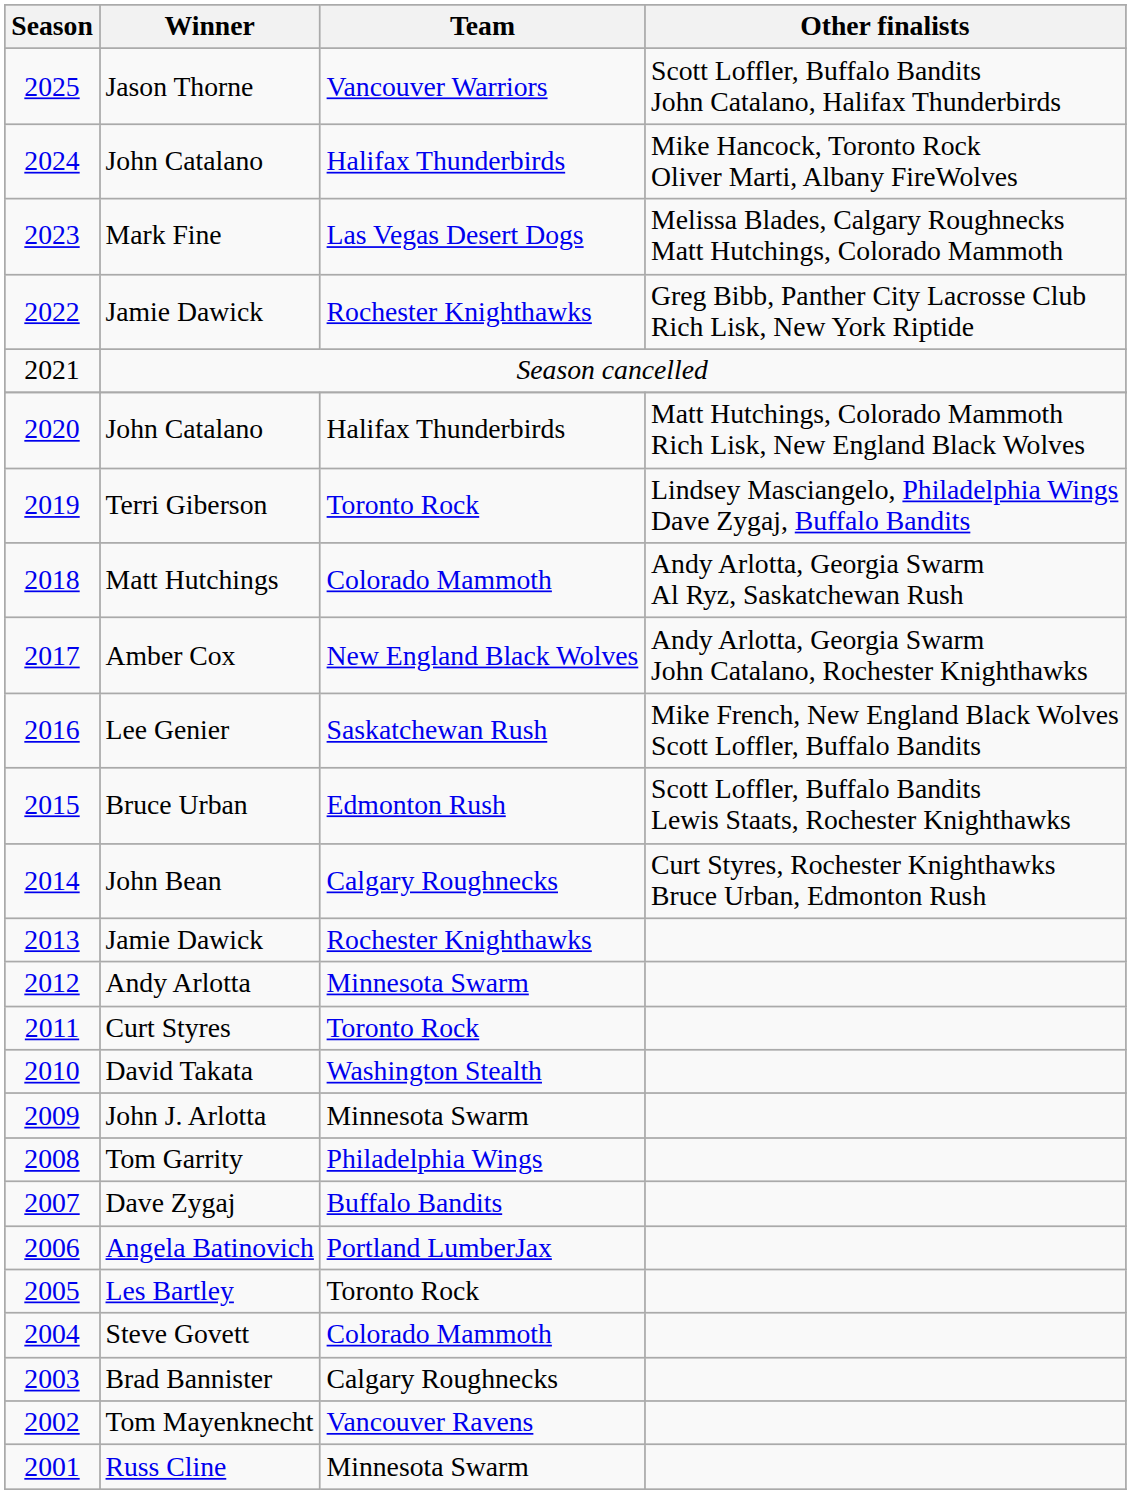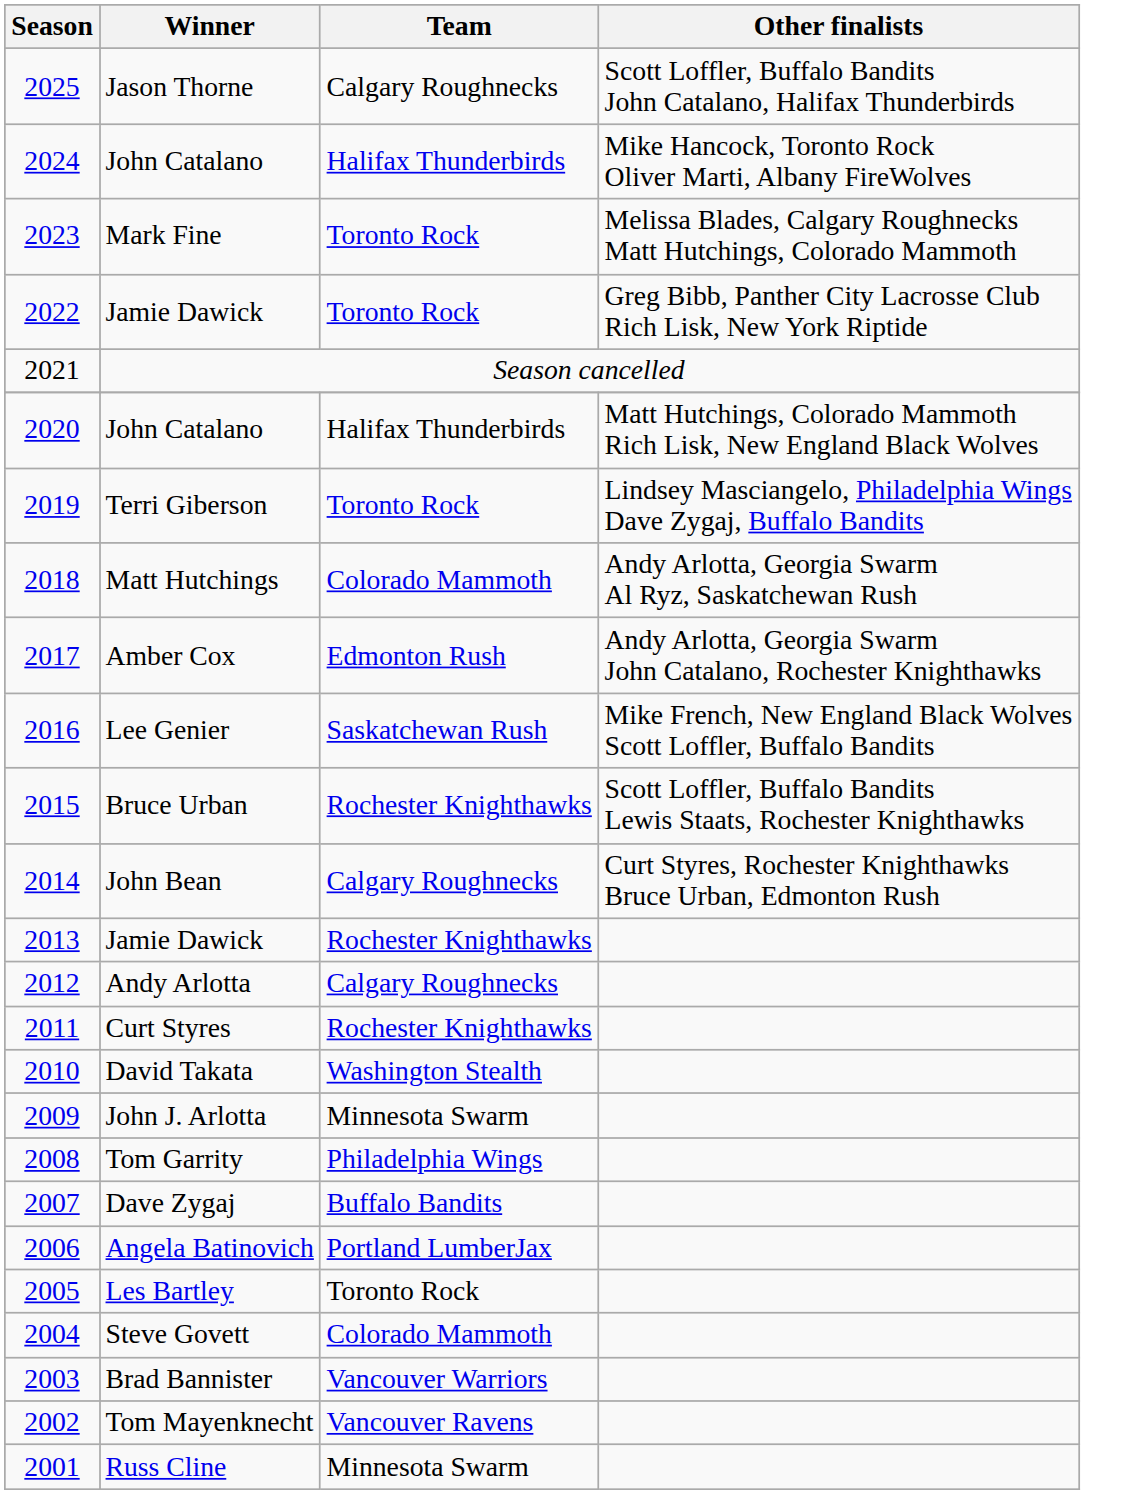(437, 85) Vancouver Warriors -> (442, 85) Calgary Roughnecks
(455, 235) Las Vegas Desert Dogs -> (403, 235) Toronto Rock
(459, 311) Rochester Knighthawks -> (403, 311) Toronto Rock
(482, 655) New England Black Wolves -> (416, 655) Edmonton Rush
(416, 805) Edmonton Rush -> (459, 805) Rochester Knighthawks
(428, 983) Minnesota Swarm -> (442, 983) Calgary Roughnecks
(403, 1027) Toronto Rock -> (459, 1027) Rochester Knighthawks
(442, 1378) Calgary Roughnecks -> (437, 1378) Vancouver Warriors
